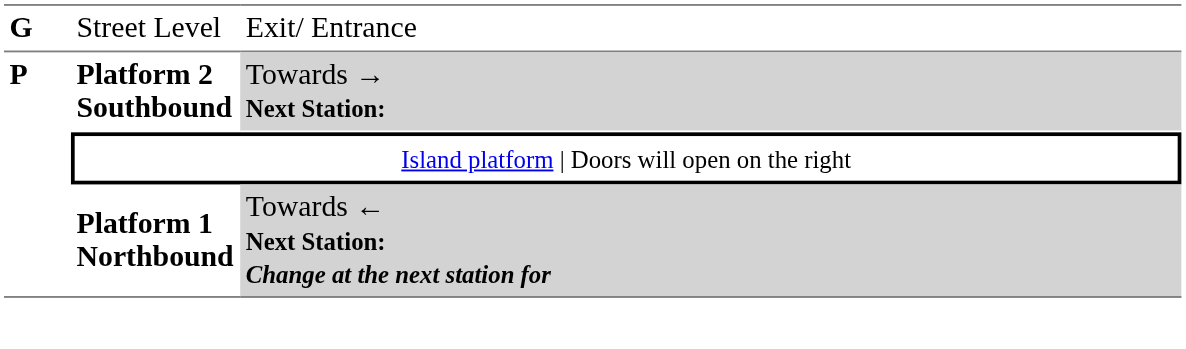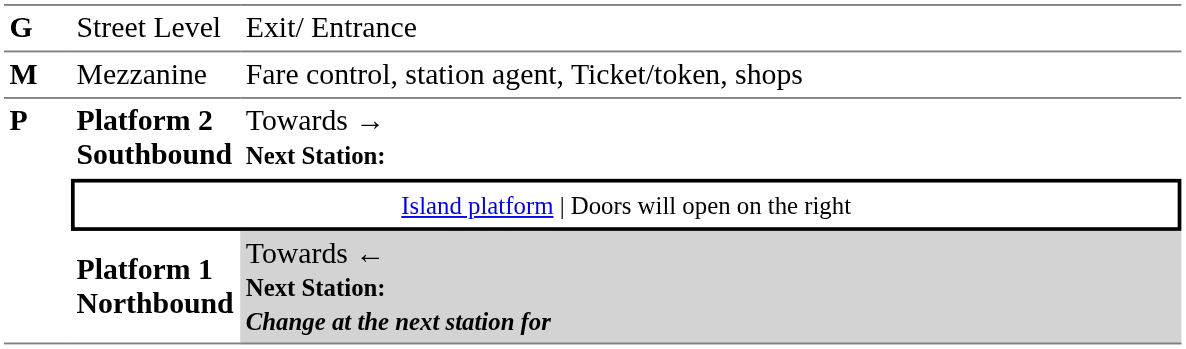+ row: (142, 74)
(316, 90) lightgrey background -> (316, 137) no background
